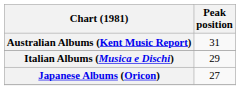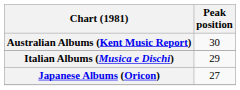(215, 42) 31 -> (215, 42) 30
